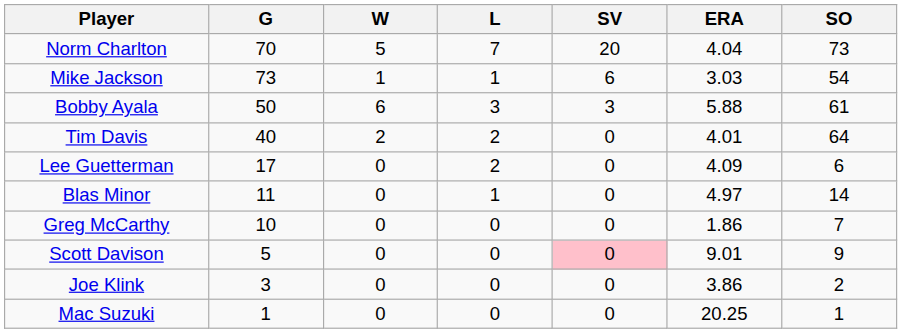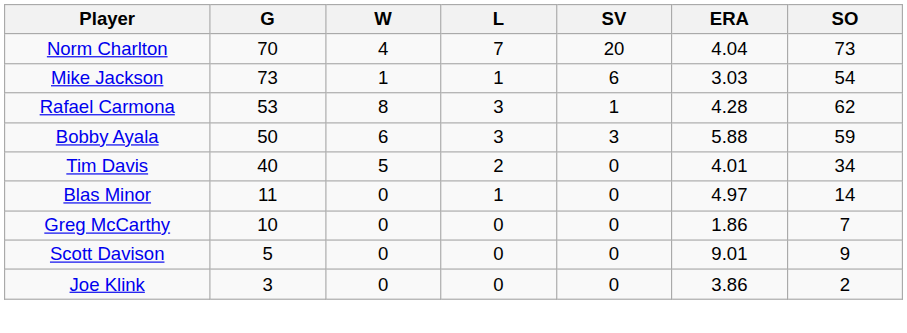(380, 48) 5 -> (383, 48) 4
+ row: (107, 107)
(839, 107) 61 -> (845, 136) 59
(380, 136) 2 -> (383, 166) 5
(839, 136) 64 -> (845, 166) 34
- row: (106, 166)
(610, 254) pink background -> (614, 254) no background
- row: (106, 313)
